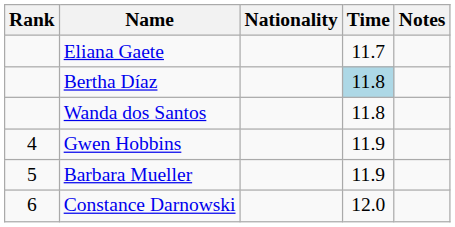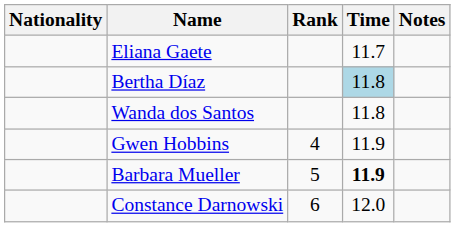columns swapped: (32, 19) <-> (291, 19)
(368, 174) normal -> (368, 174) bold
